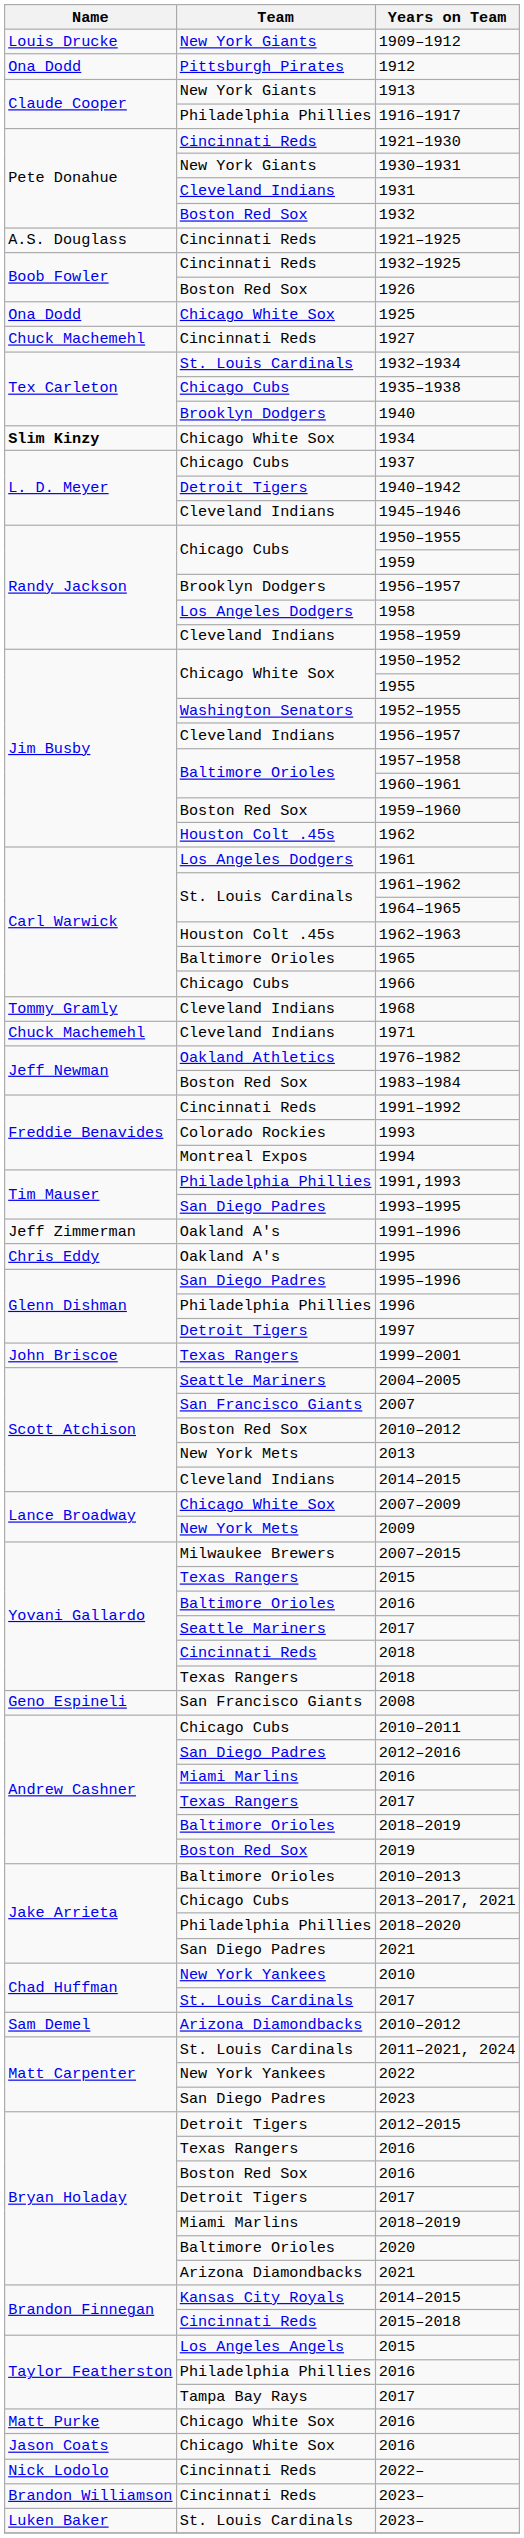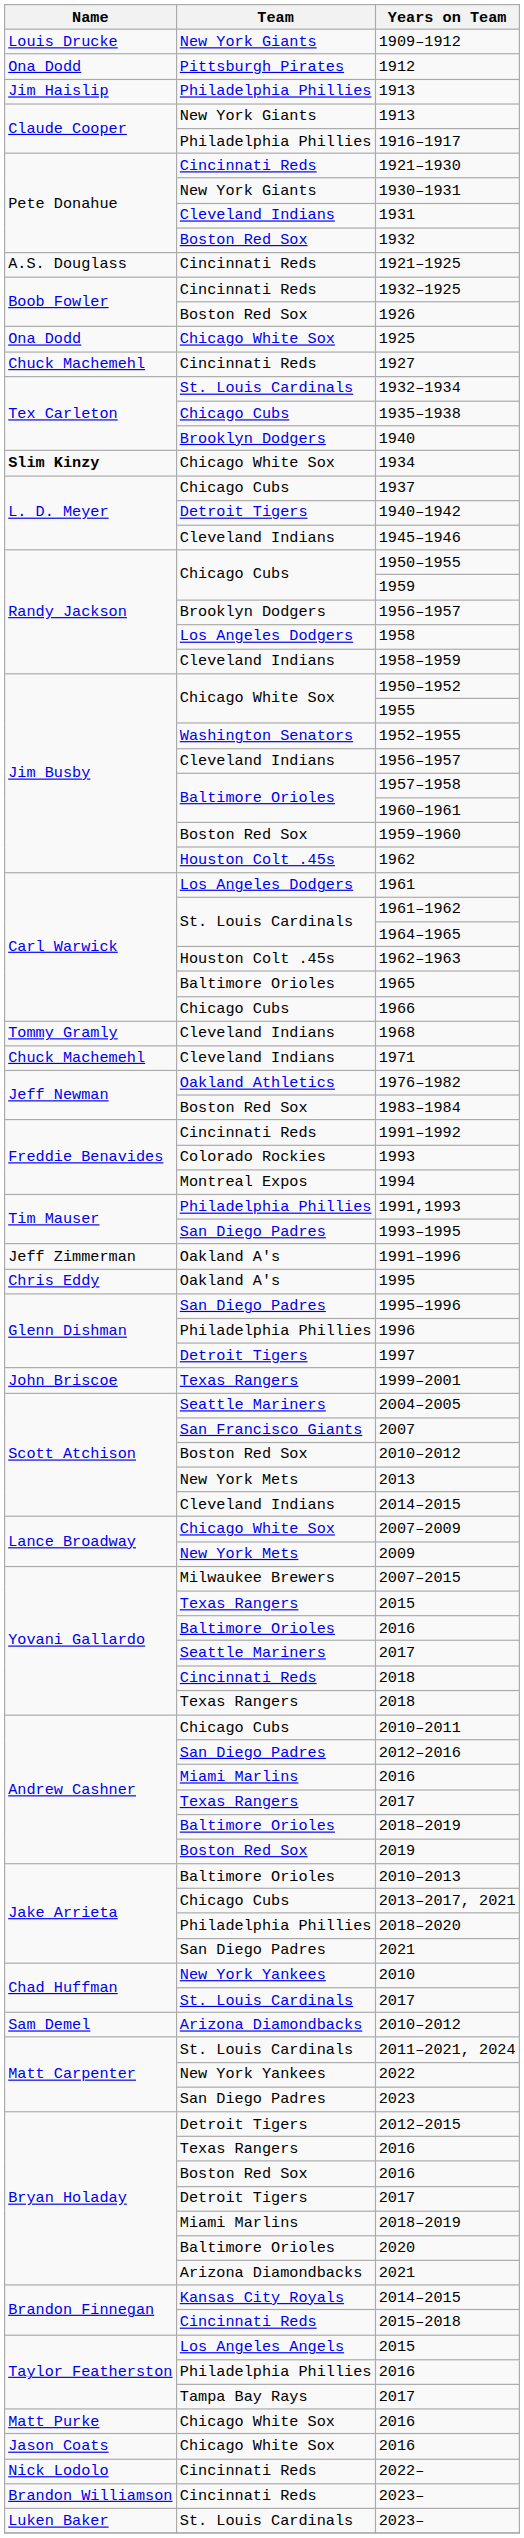+ row: (276, 91)
- row: (271, 1703)
